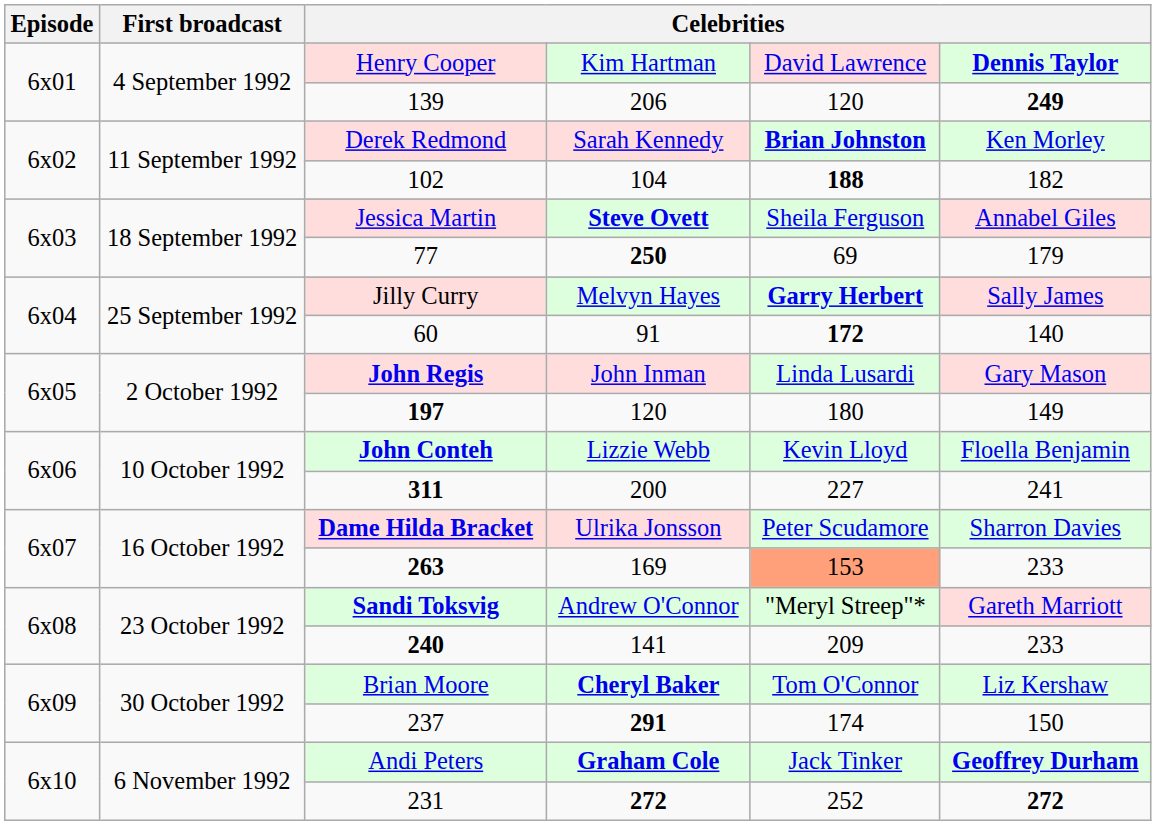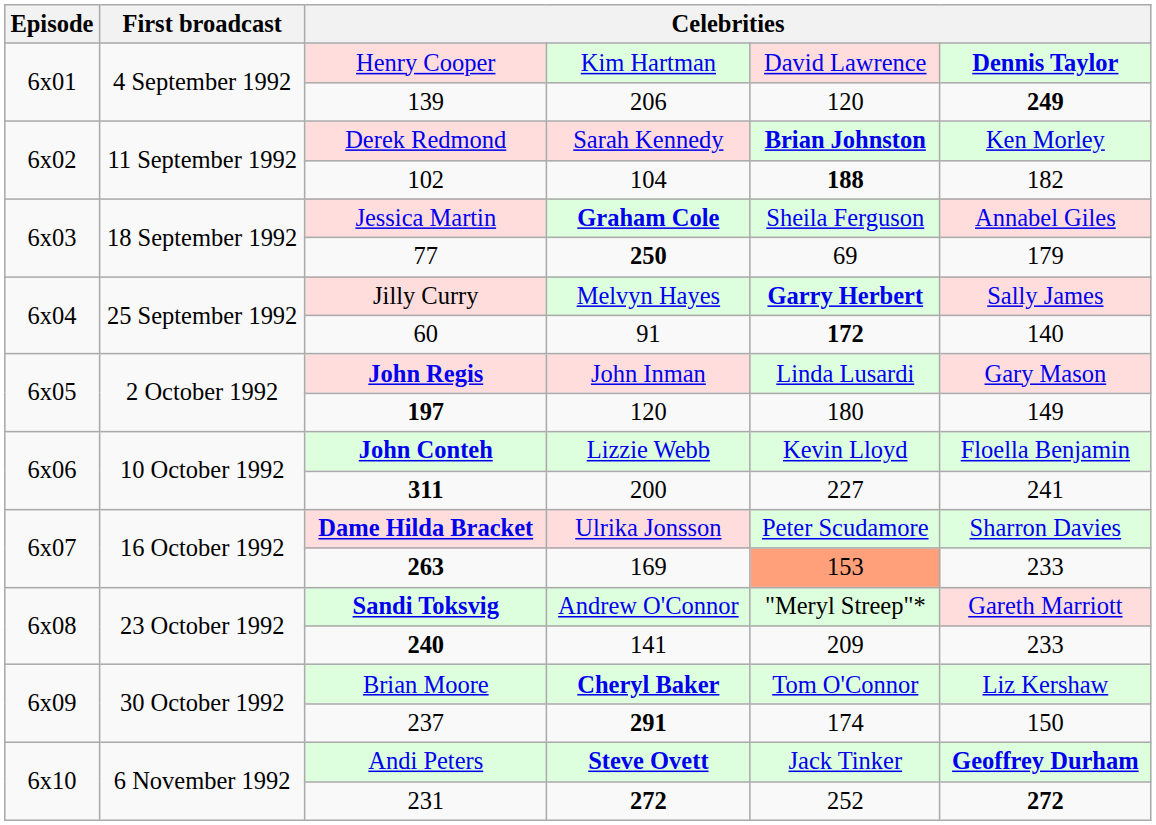(648, 218) Steve Ovett -> (648, 218) Graham Cole
(648, 761) Graham Cole -> (648, 761) Steve Ovett
